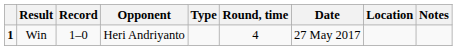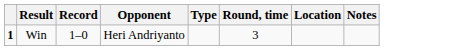- column: (327, 14)
(255, 35) 4 -> (255, 35) 3
